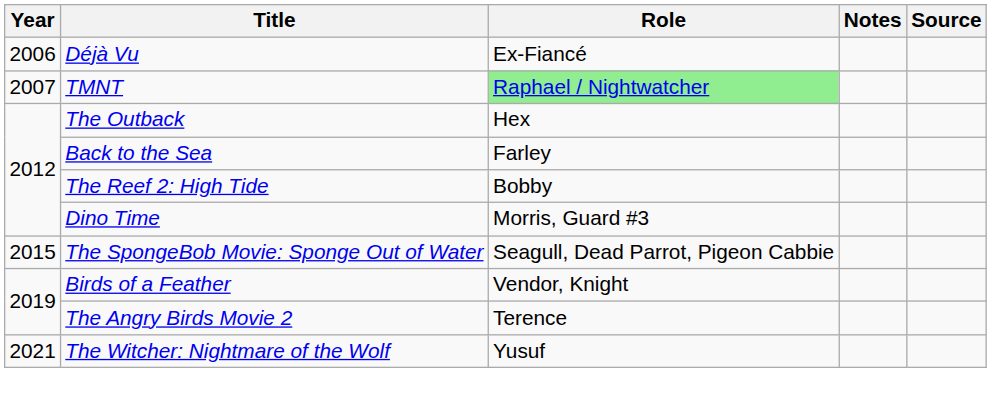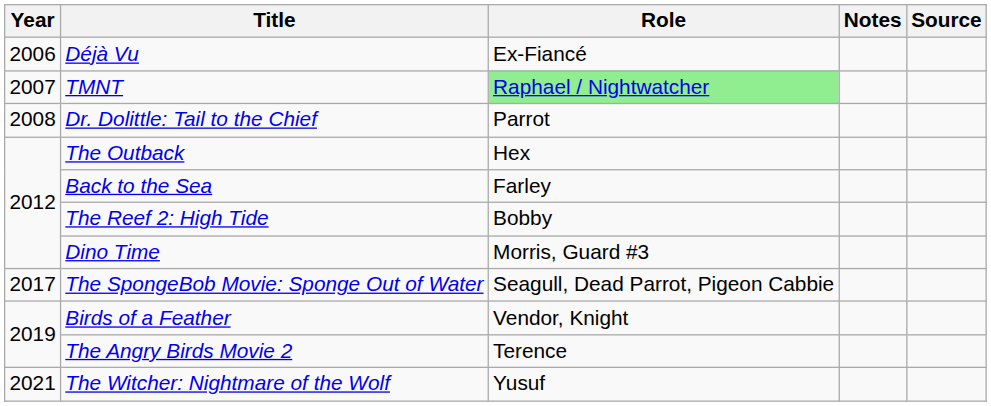+ row: (191, 119)
(33, 251) 2015 -> (33, 284) 2017
